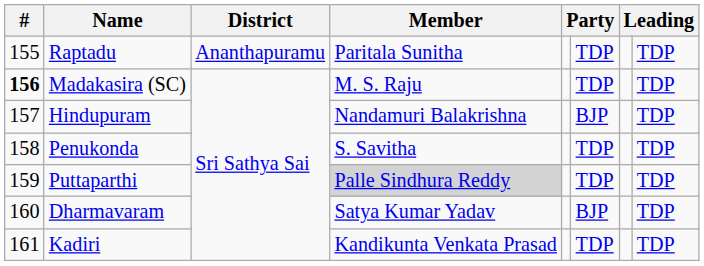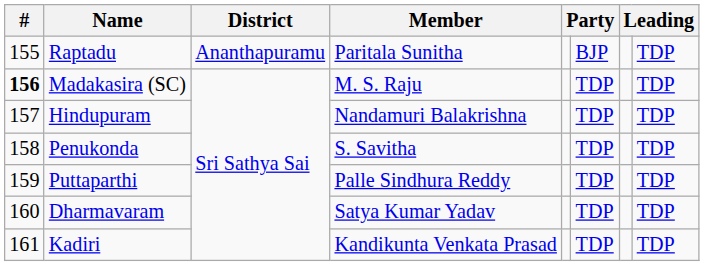(595, 52) TDP -> (592, 52) BJP
(592, 116) BJP -> (595, 116) TDP
(422, 180) lightgrey background -> (422, 180) no background
(592, 212) BJP -> (595, 212) TDP
